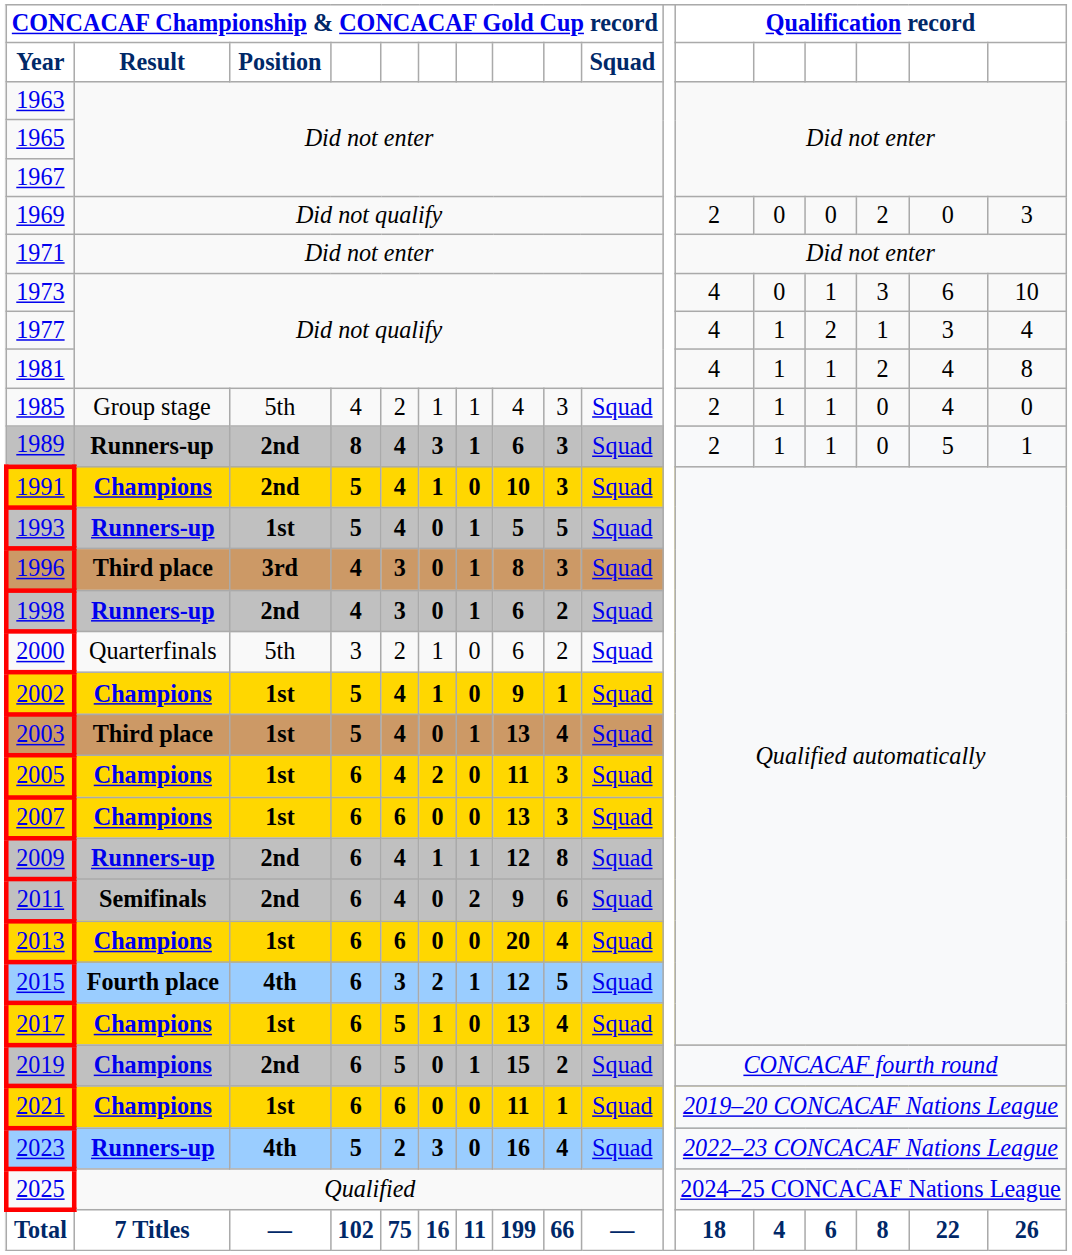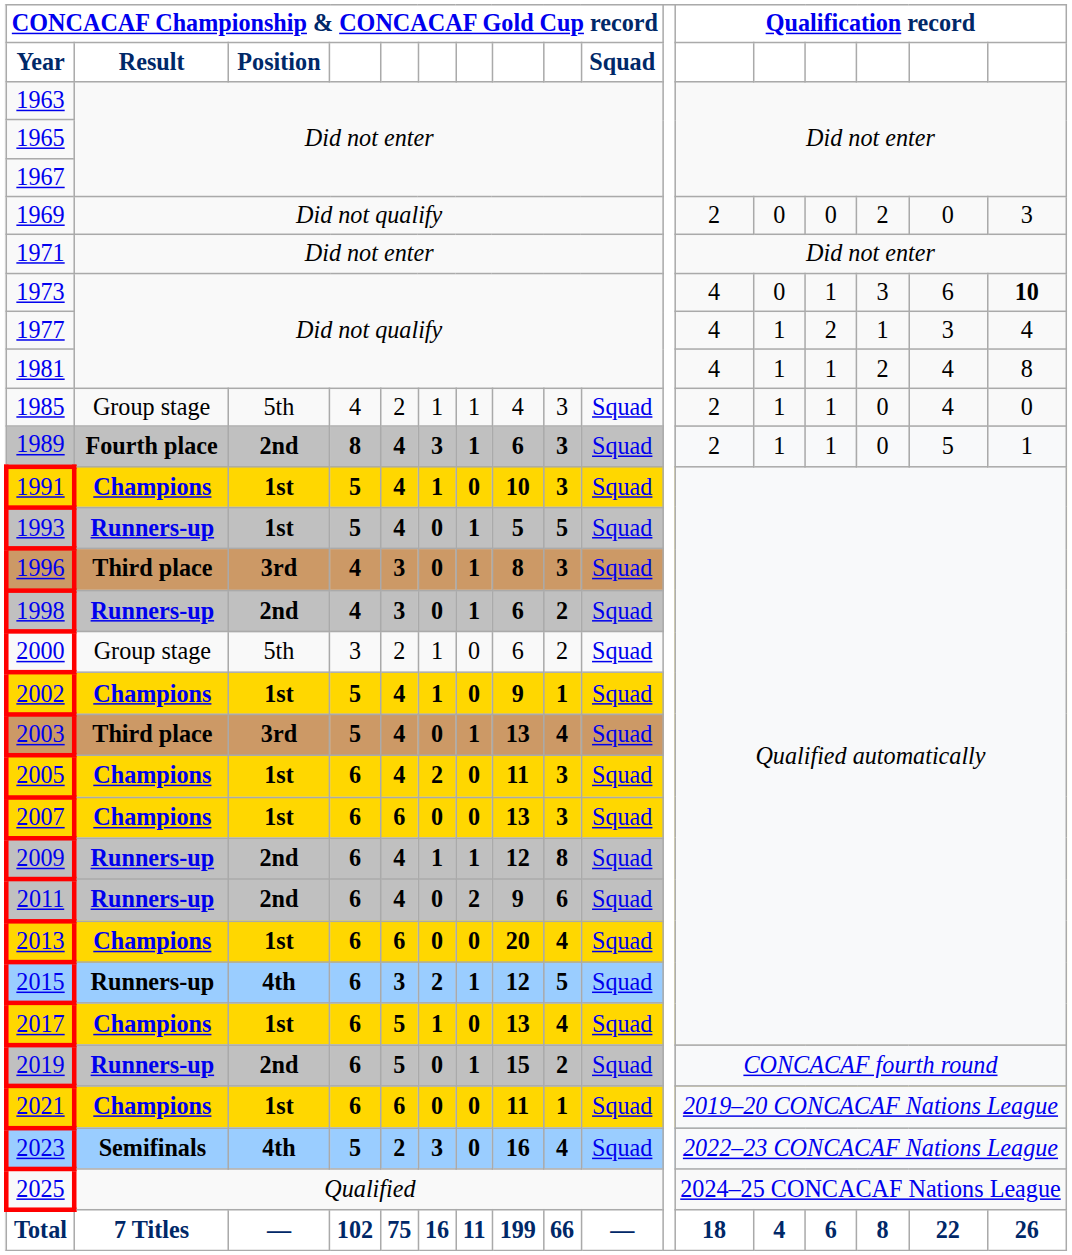(1027, 291) normal -> (1027, 291) bold
(152, 445) Runners-up -> (152, 445) Fourth place
(280, 486) 2nd -> (279, 486) 1st
(153, 651) Quarterfinals -> (152, 651) Group stage
(280, 734) 1st -> (279, 734) 3rd
(153, 899) Semifinals -> (152, 899) Runners-up
(153, 982) Fourth place -> (152, 982) Runners-up
(153, 1065) Champions -> (152, 1065) Runners-up
(153, 1147) Runners-up -> (152, 1147) Semifinals
